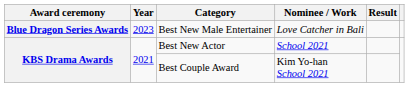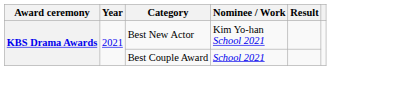- row: (215, 29)
(303, 45) School 2021 -> (239, 35) Kim Yo-han School 2021
(303, 68) Kim Yo-han School 2021 -> (239, 57) School 2021
